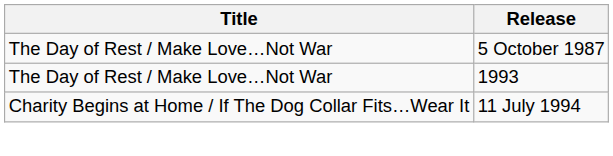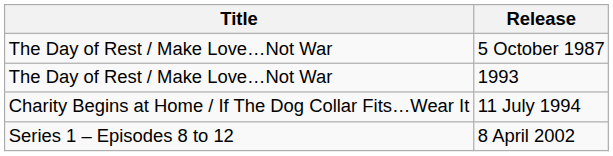+ row: (526, 135)
